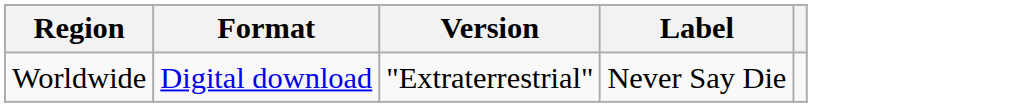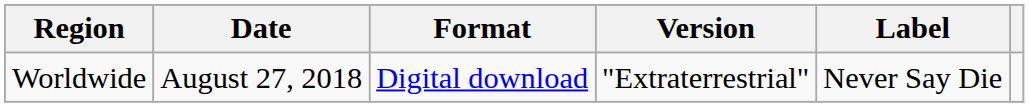+ column: (261, 28)
